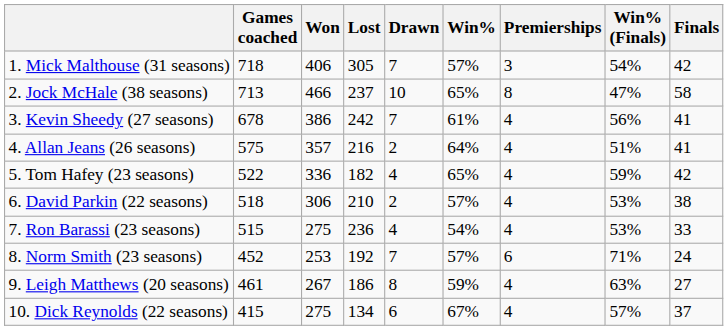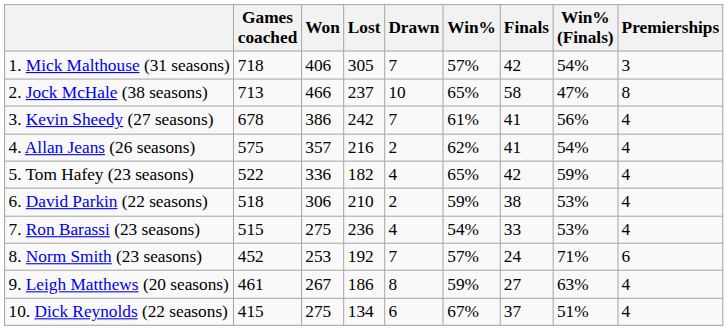columns swapped: (697, 27) <-> (553, 27)
(463, 147) 64% -> (463, 147) 62%
(625, 147) 51% -> (573, 147) 54%
(463, 202) 57% -> (463, 202) 59%
(625, 311) 57% -> (573, 311) 51%
